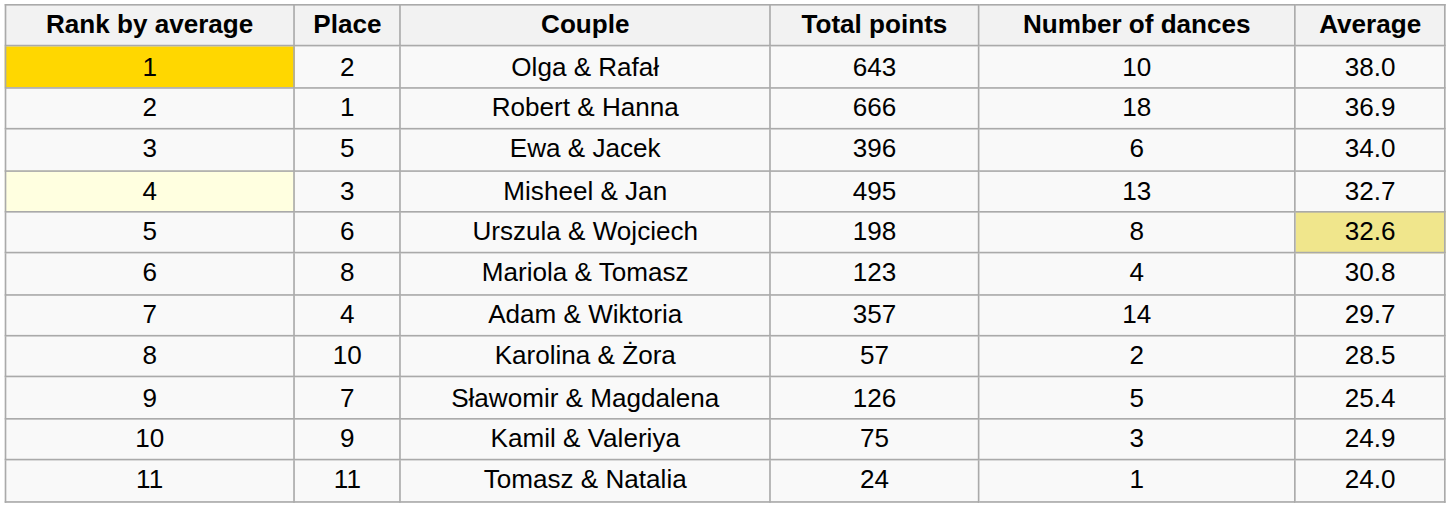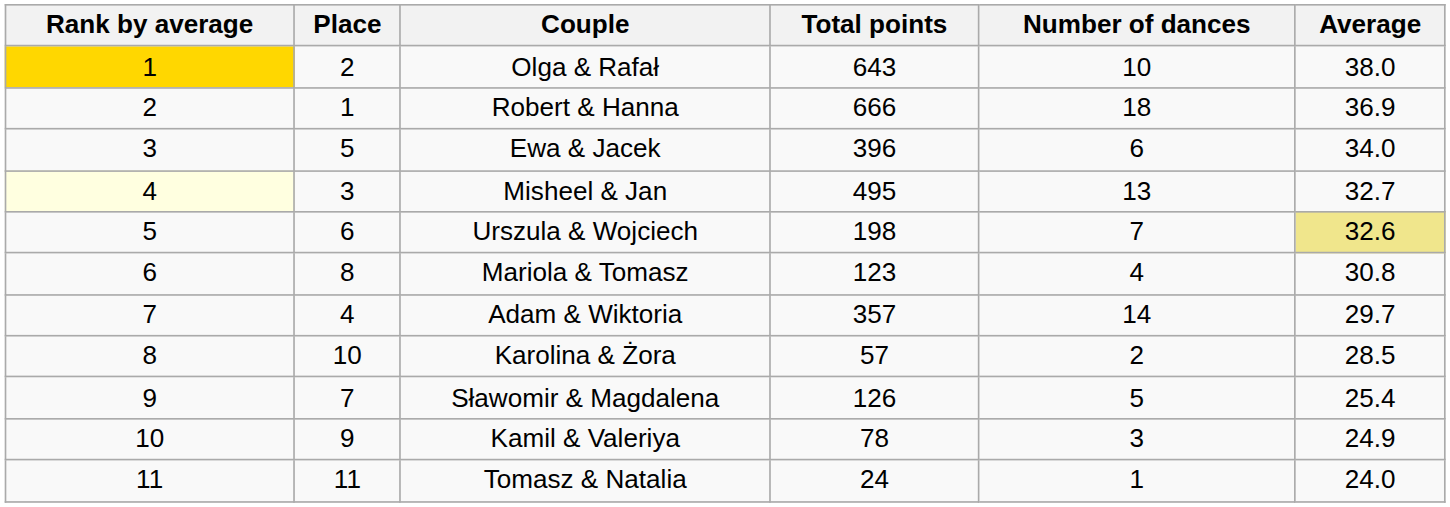(1137, 231) 8 -> (1137, 231) 7
(874, 438) 75 -> (874, 438) 78
